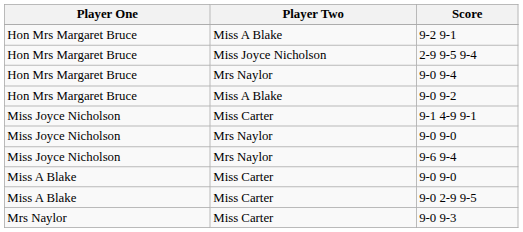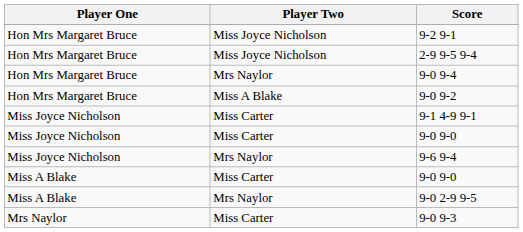(248, 34) Miss A Blake -> (270, 34) Miss Joyce Nicholson
(243, 136) Mrs Naylor -> (243, 136) Miss Carter
(243, 197) Miss Carter -> (243, 197) Mrs Naylor
